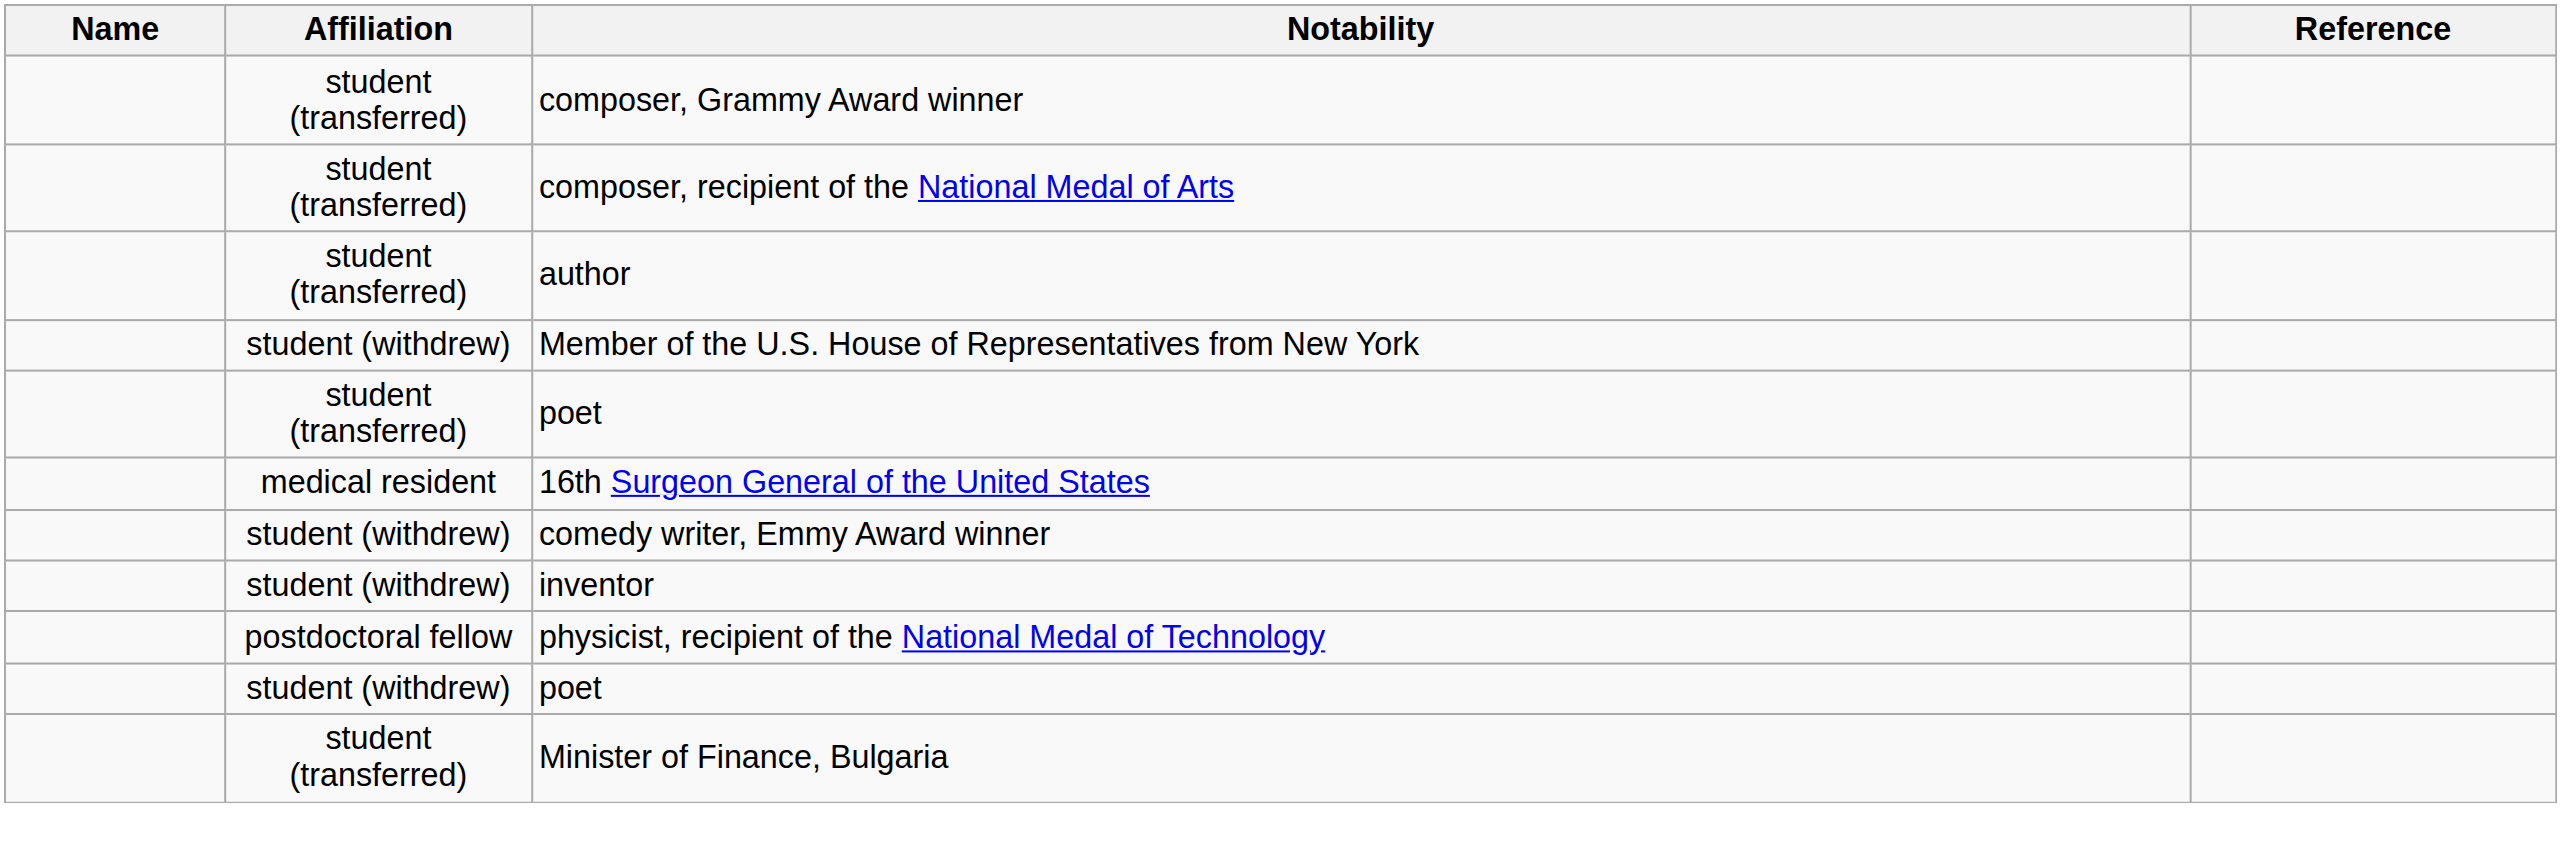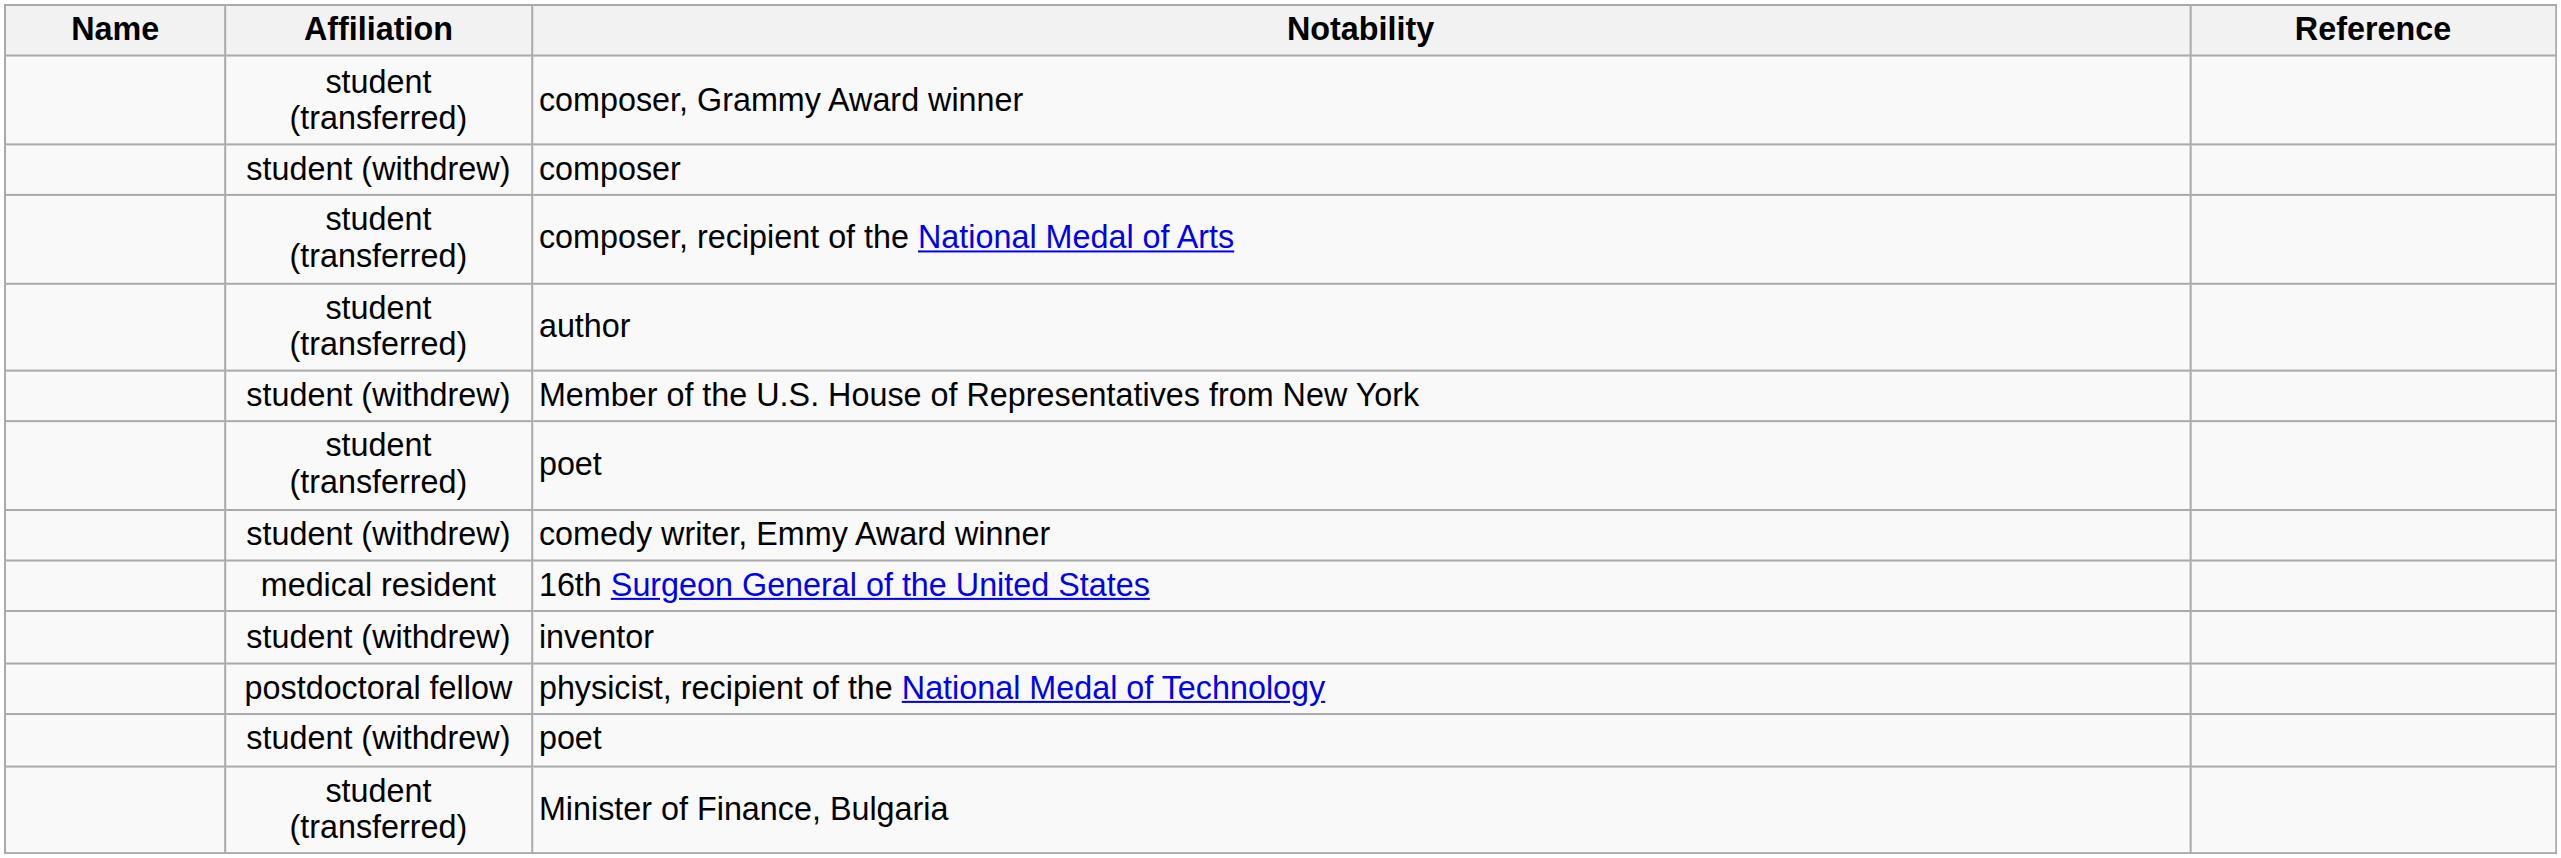+ row: (378, 169)
rows swapped: (378, 534) <-> (378, 483)
